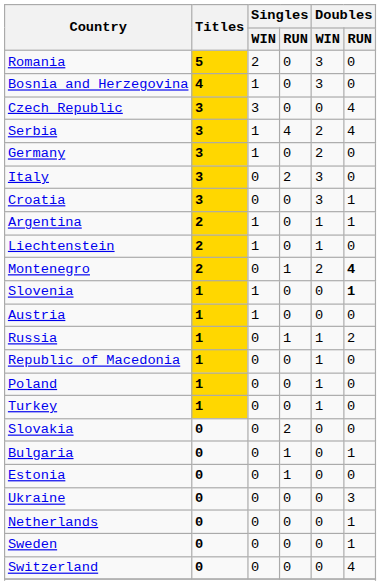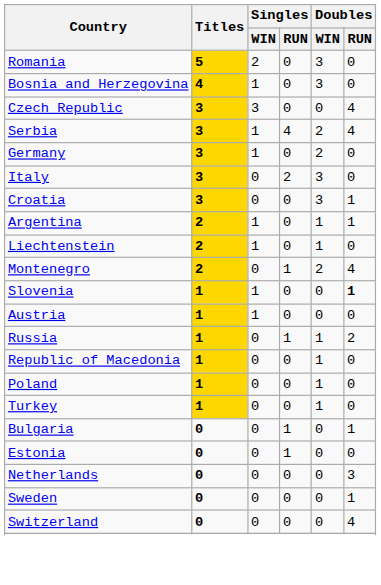(351, 269) bold -> (351, 269) normal
- row: (41, 430)
- row: (37, 499)
(351, 522) 1 -> (351, 476) 3
